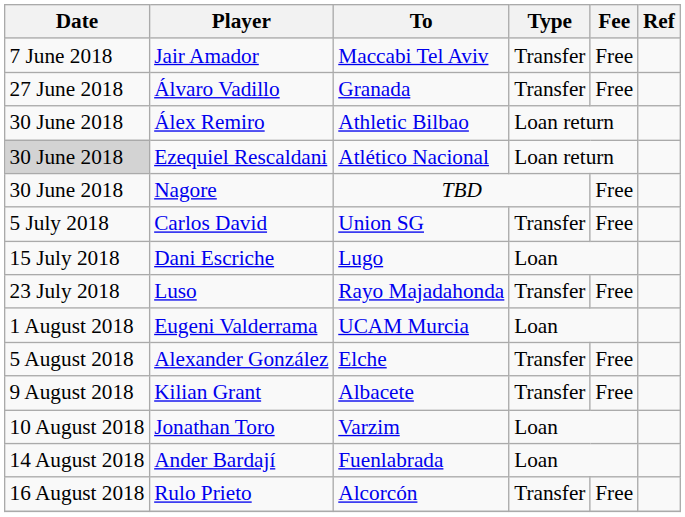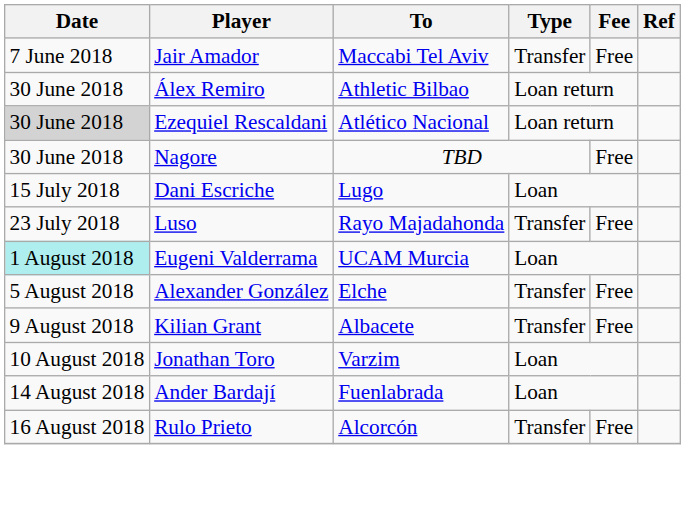- row: (217, 88)
- row: (211, 223)
(72, 325) no background -> (72, 257) paleturquoise background
